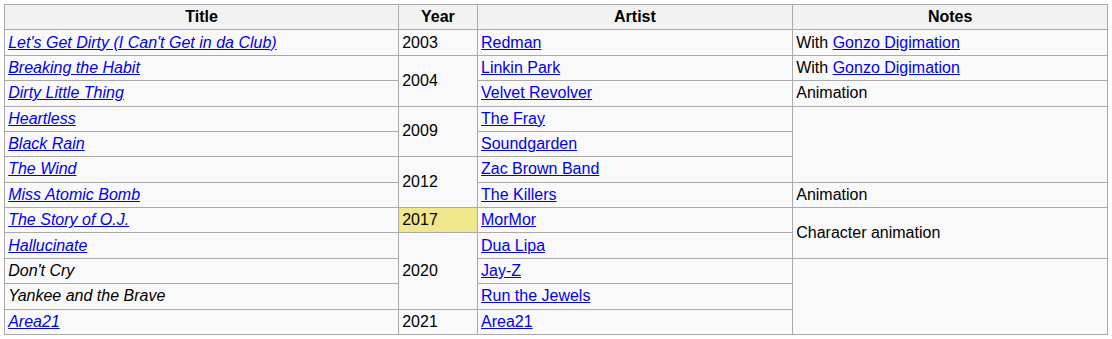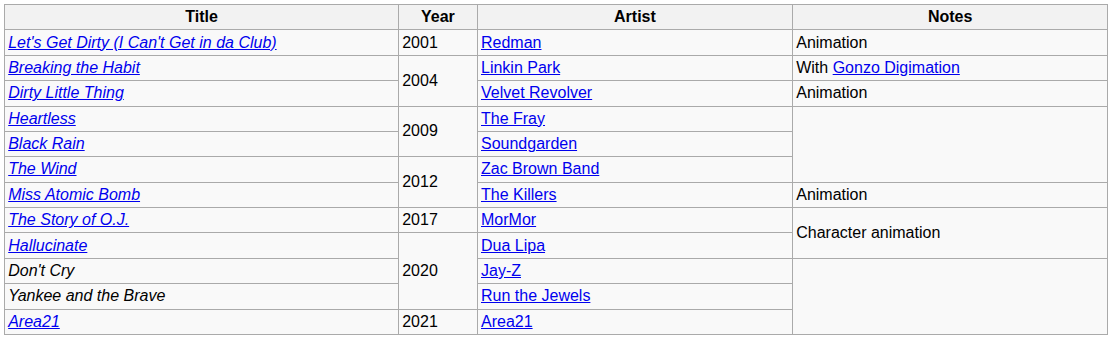(420, 42) 2003 -> (420, 42) 2001
(878, 42) With Gonzo Digimation -> (832, 42) Animation
(420, 220) khaki background -> (420, 220) no background
